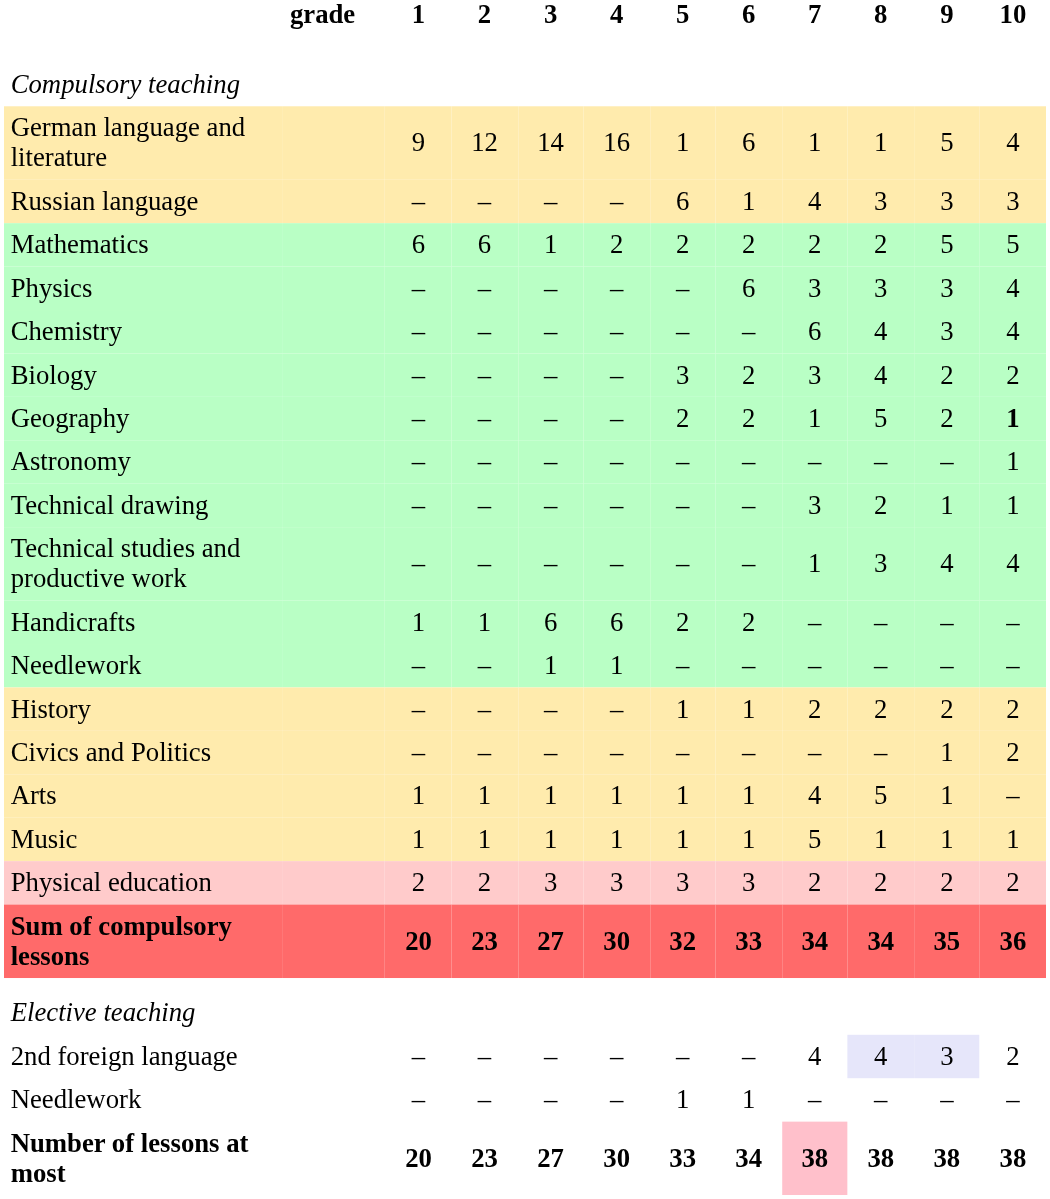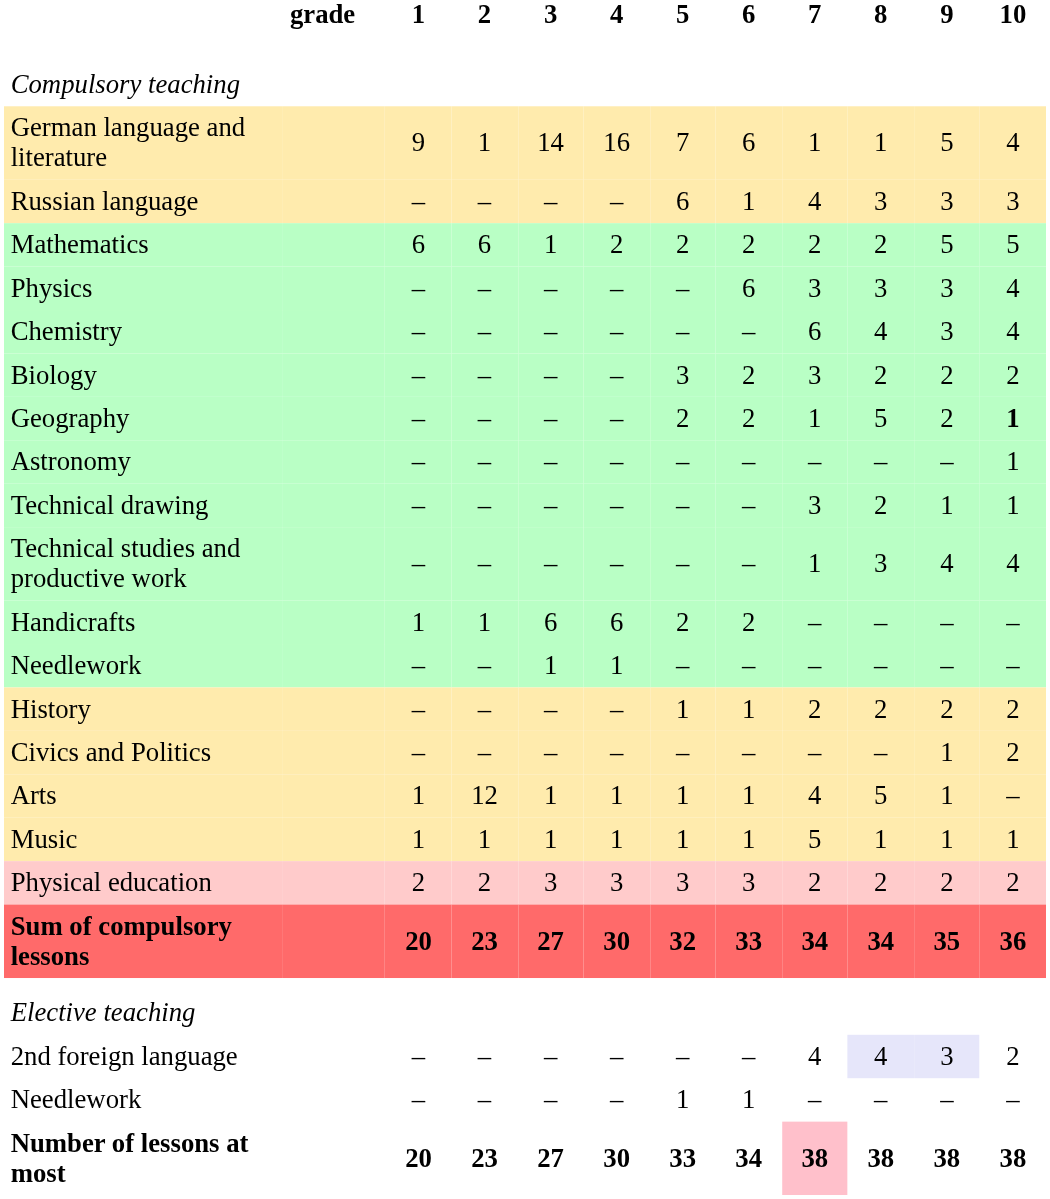(485, 142) 12 -> (485, 142) 1
(683, 142) 1 -> (683, 142) 7
(881, 374) 4 -> (881, 374) 2
(485, 795) 1 -> (485, 795) 12
